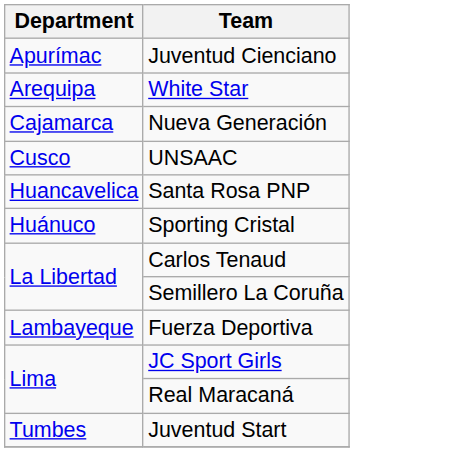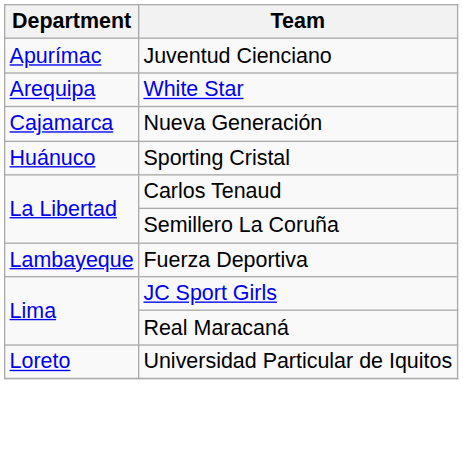- row: (193, 157)
- row: (229, 191)
+ row: (298, 361)
- row: (217, 429)
